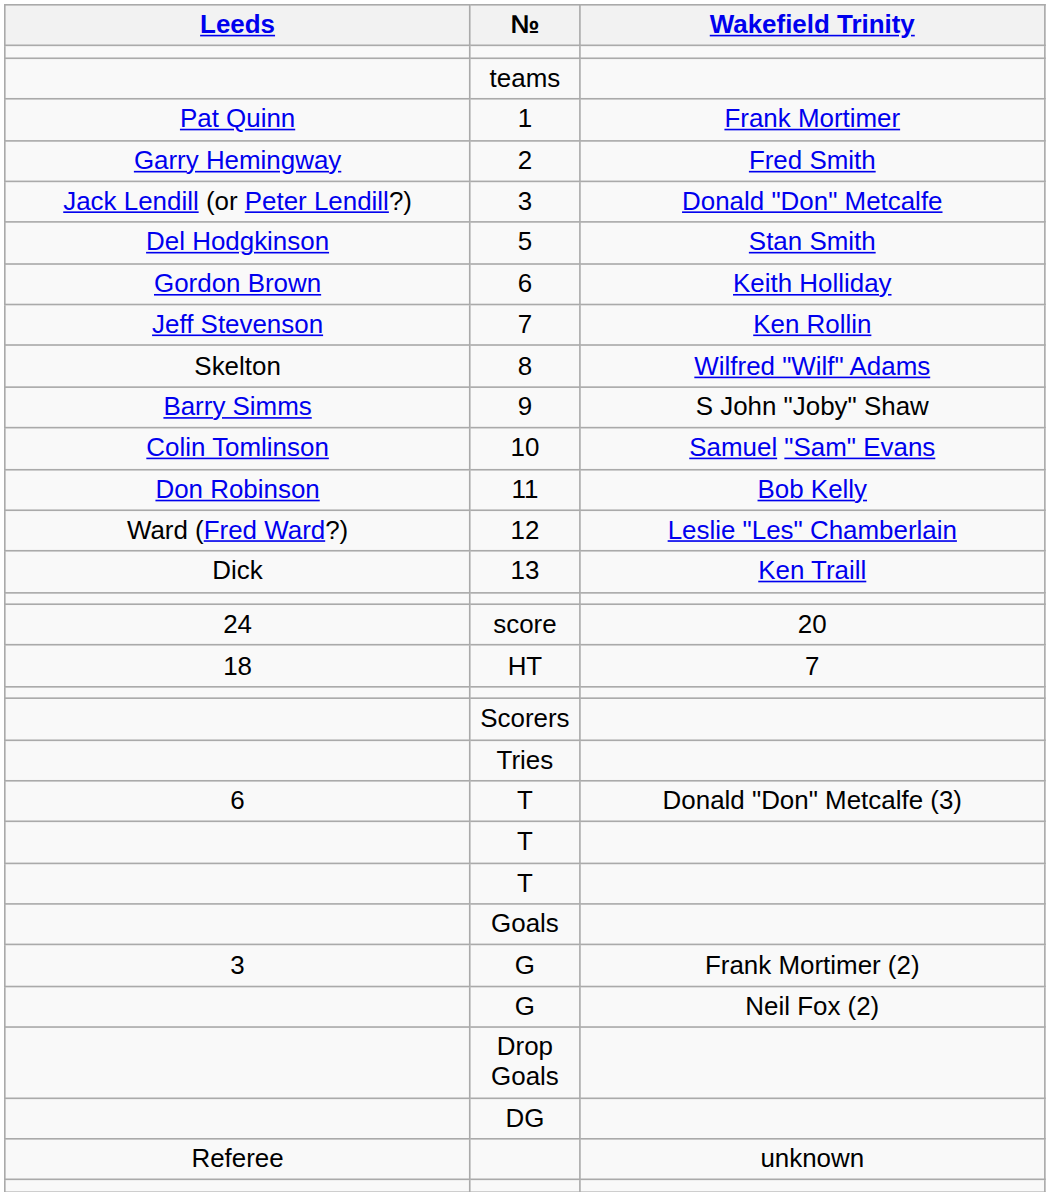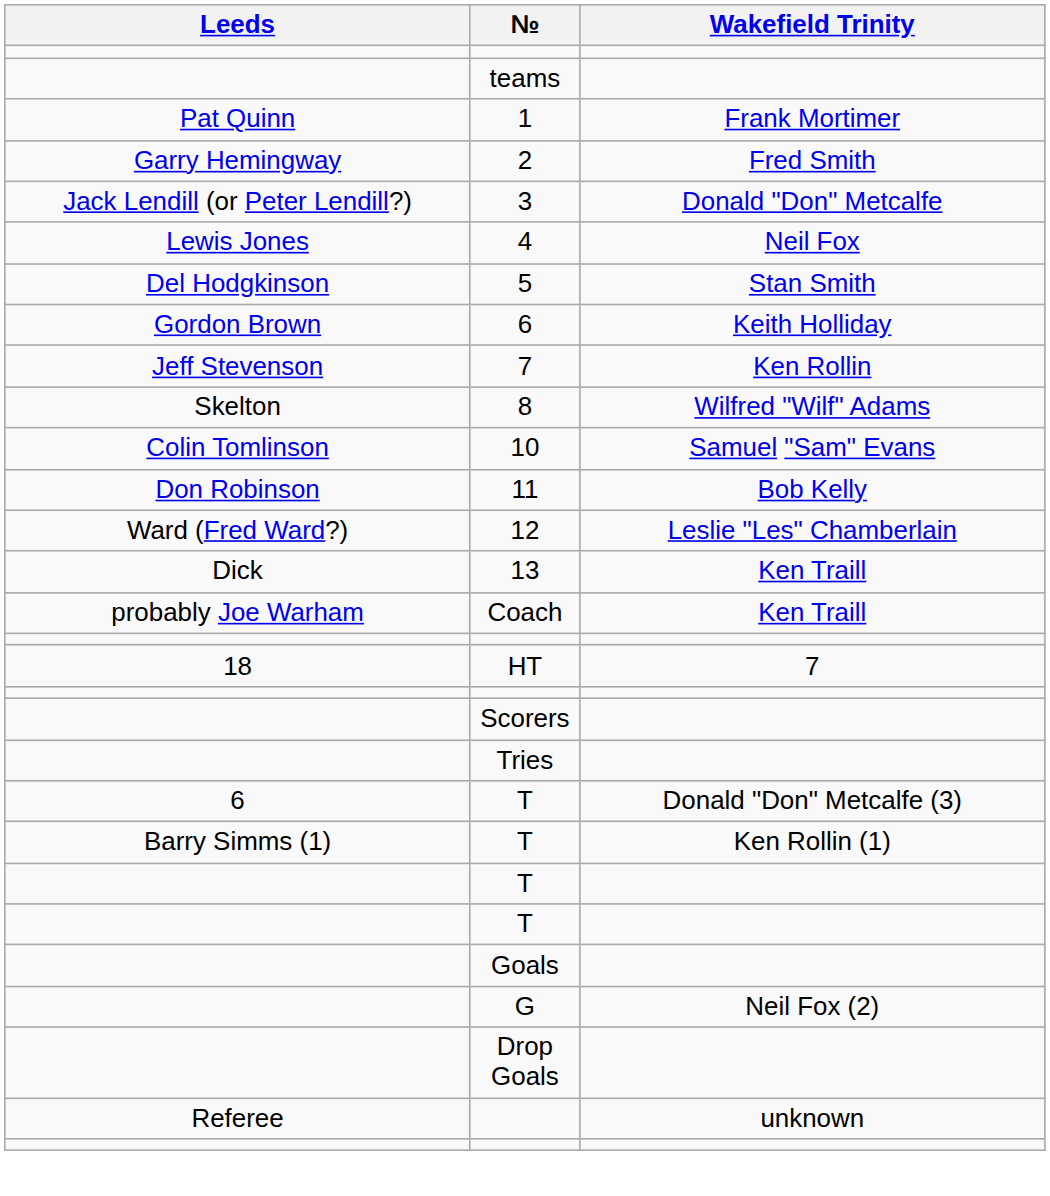+ row: (238, 242)
- row: (238, 406)
+ row: (238, 612)
- row: (238, 624)
+ row: (238, 841)
- row: (238, 965)
- row: (238, 1118)
